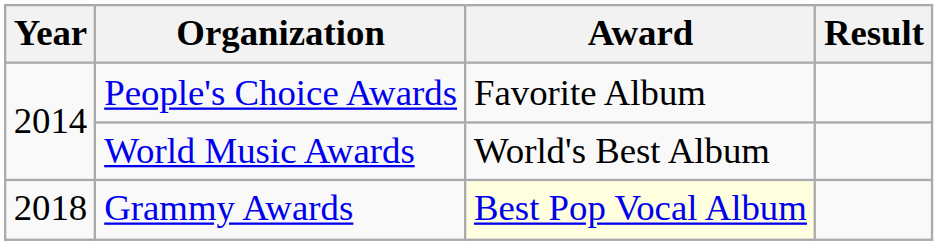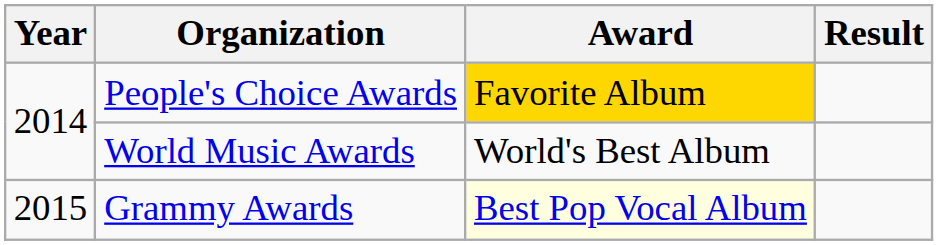(590, 92) no background -> (590, 92) gold background
(50, 208) 2018 -> (50, 208) 2015
